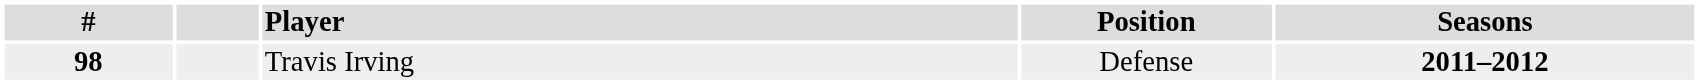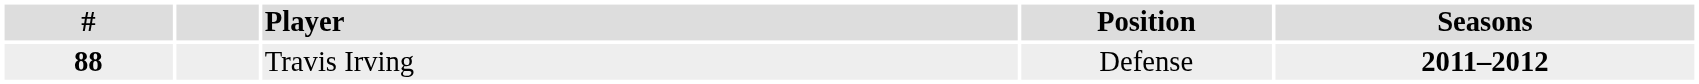(88, 61) 98 -> (88, 61) 88
